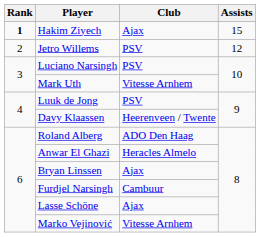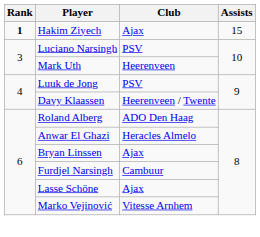- row: (68, 48)
(157, 83) Vitesse Arnhem -> (149, 65) Heerenveen
